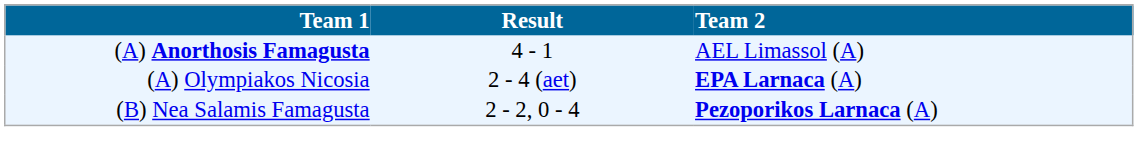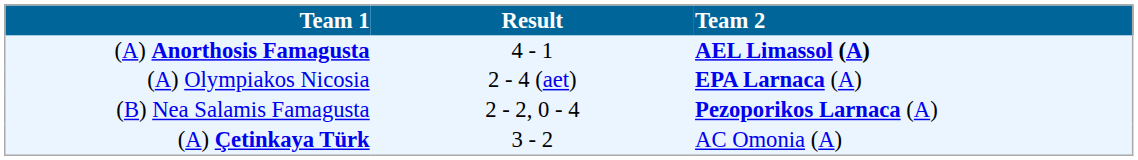(779, 49) normal -> (782, 49) bold
+ row: (274, 139)
